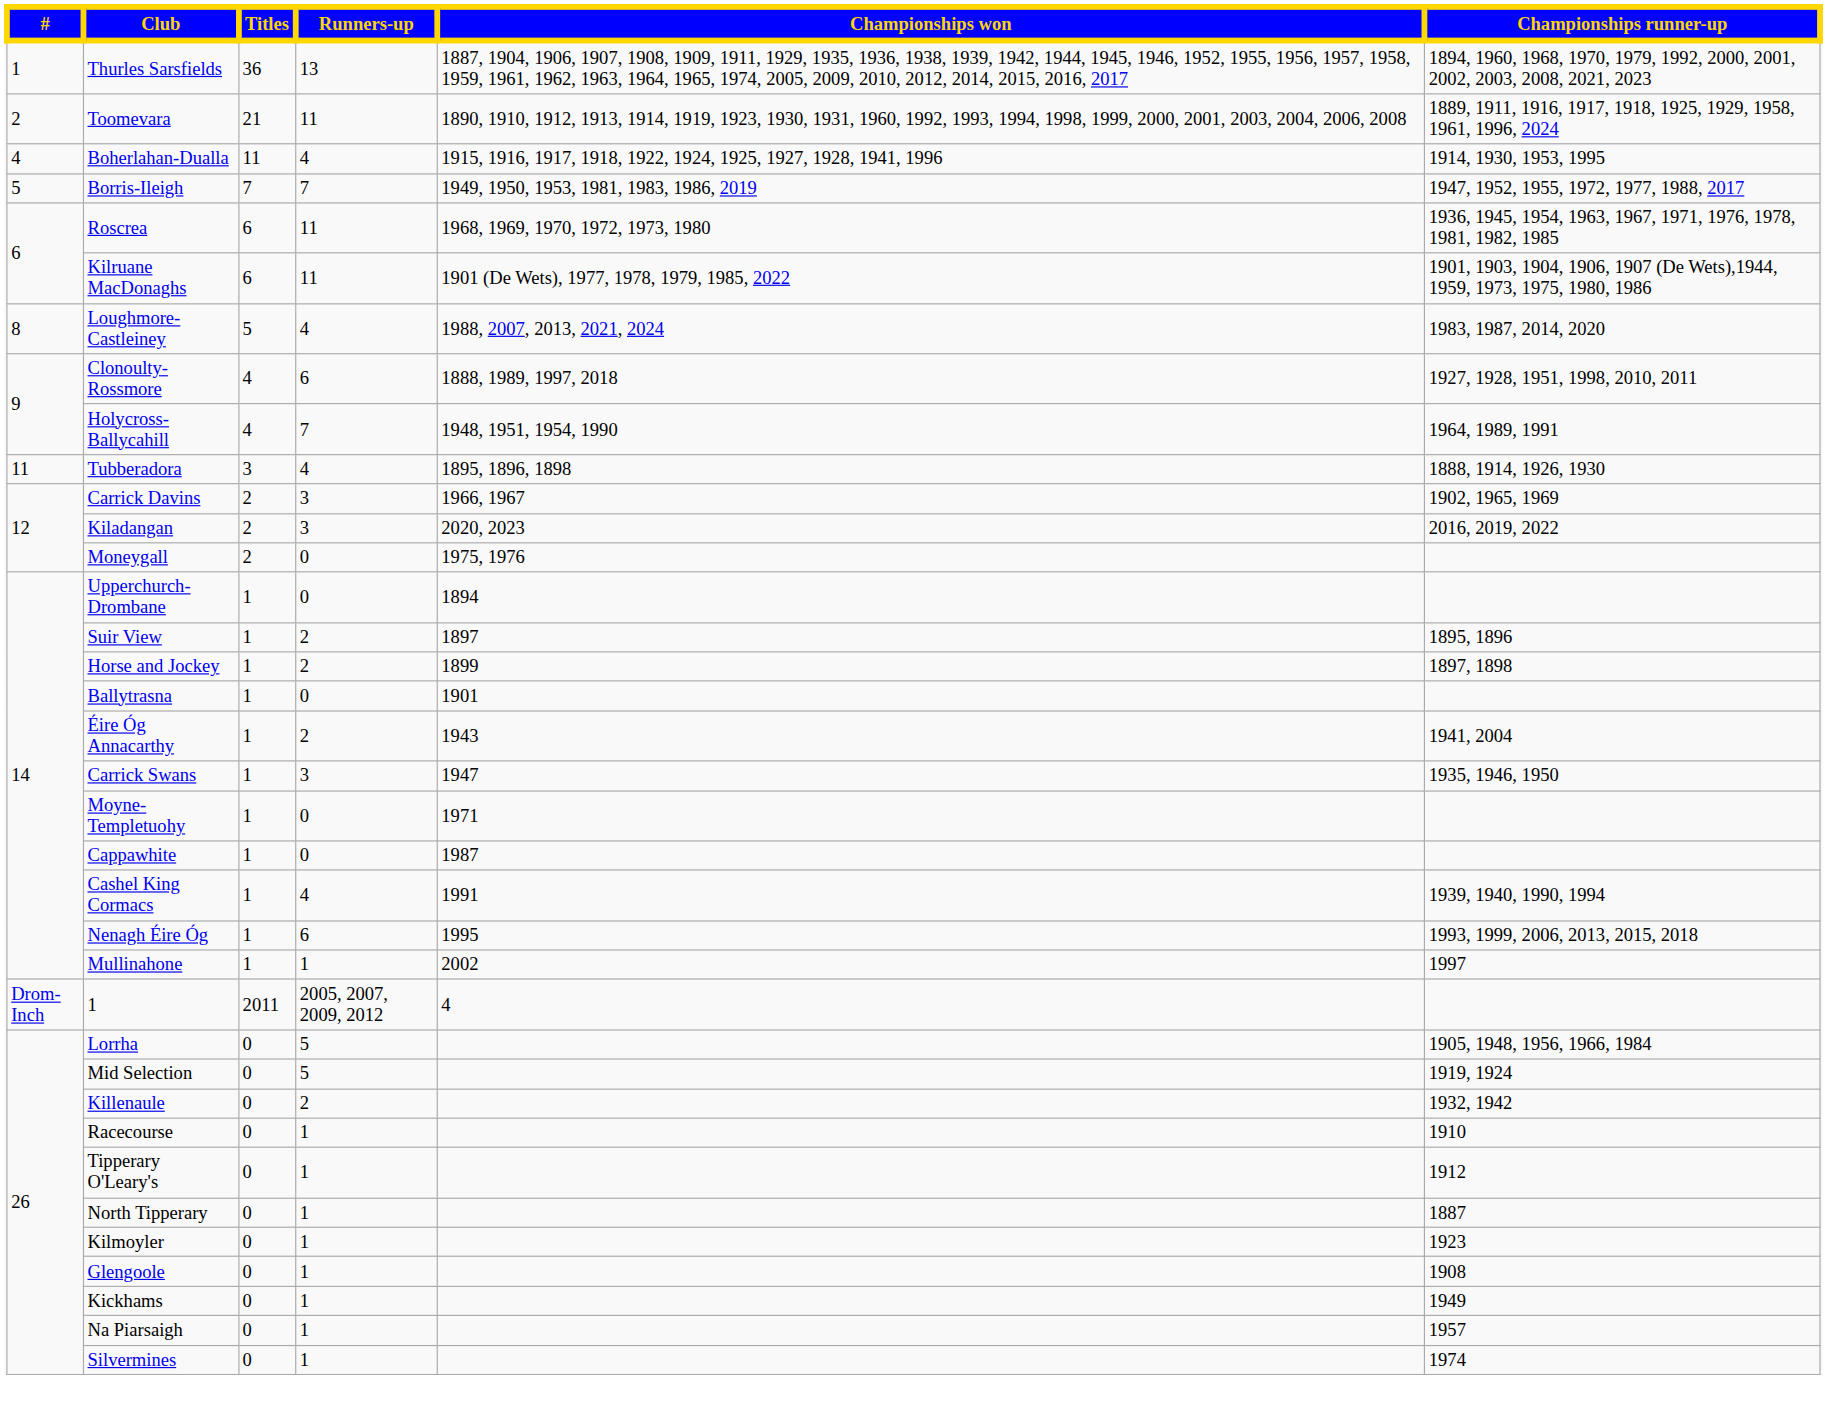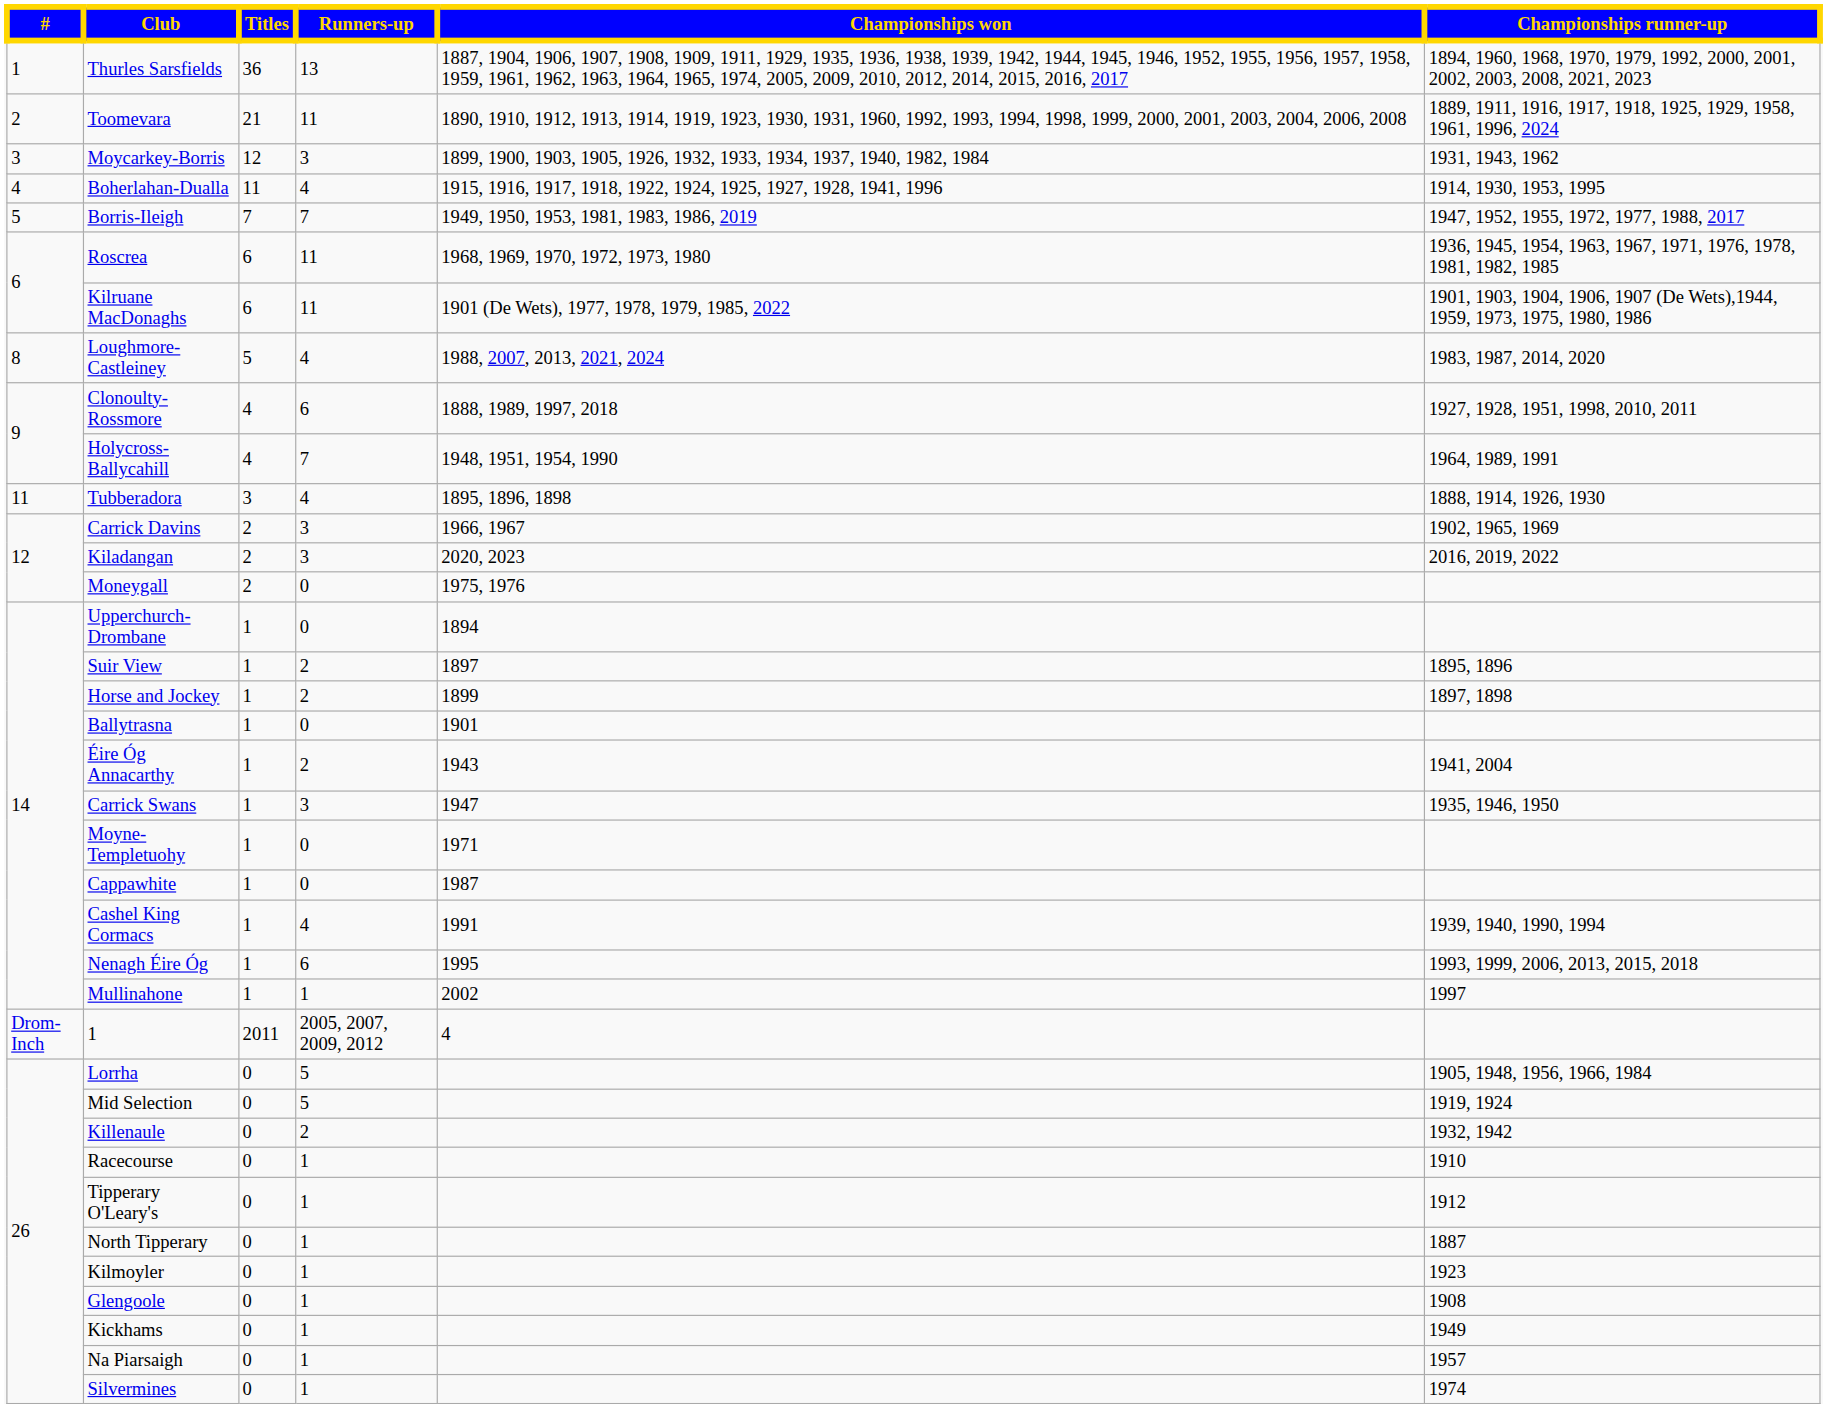+ row: (156, 158)
